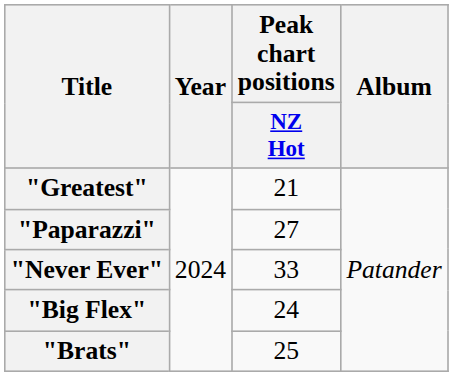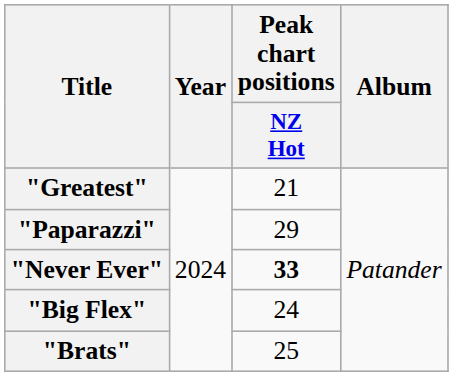(286, 228) 27 -> (286, 228) 29
(286, 269) normal -> (286, 269) bold
